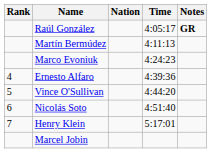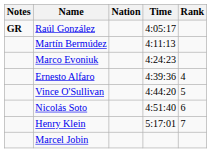columns swapped: (18, 12) <-> (192, 12)
